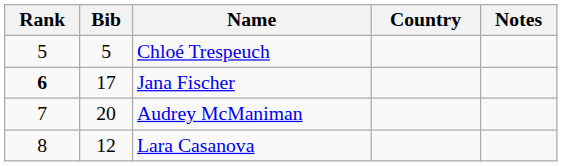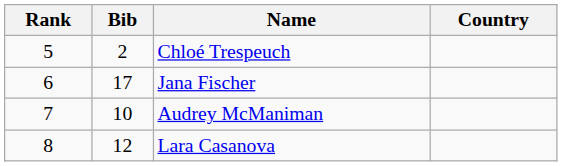- column: (519, 20)
(106, 51) 5 -> (122, 51) 2
(42, 82) bold -> (48, 82) normal
(106, 113) 20 -> (122, 113) 10
